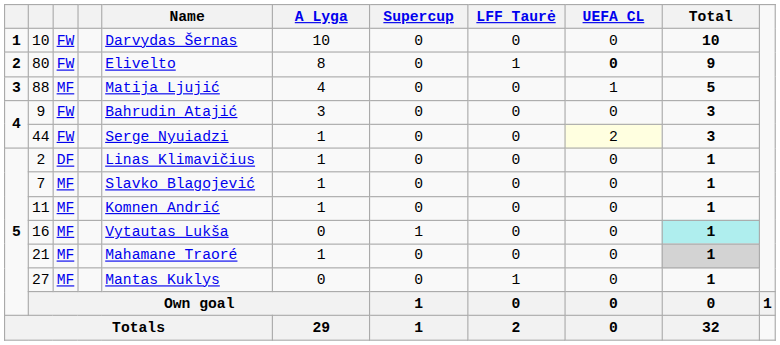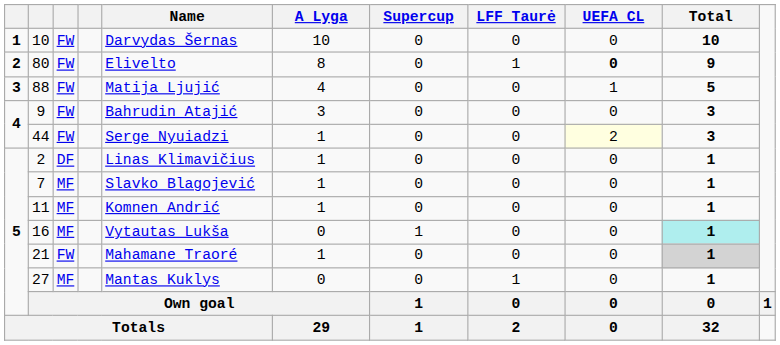(65, 88) MF -> (65, 88) FW
(65, 256) MF -> (65, 256) FW
